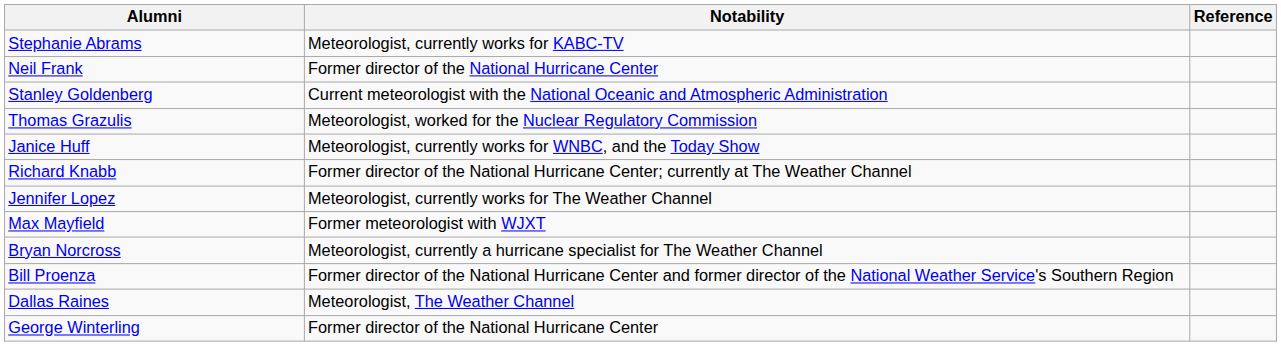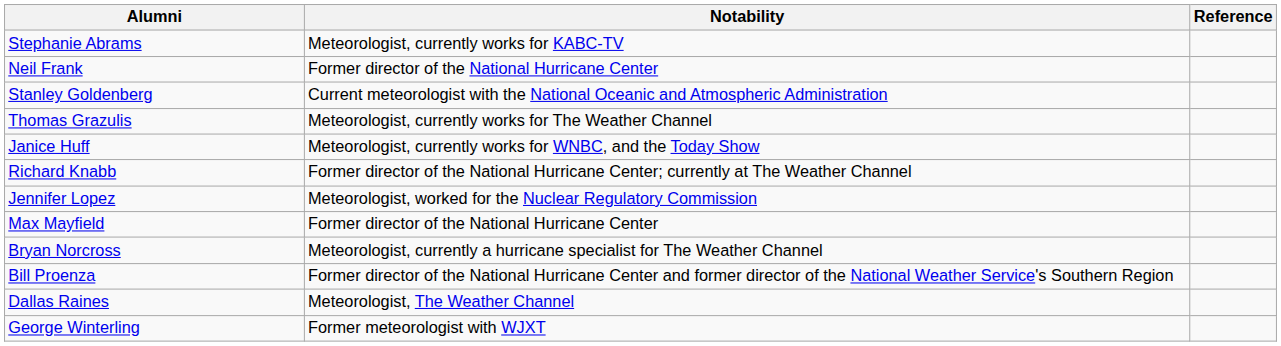(533, 120) Meteorologist, worked for the Nuclear Regulatory Commission -> (510, 120) Meteorologist, currently works for The Weather Channel
(510, 198) Meteorologist, currently works for The Weather Channel -> (533, 198) Meteorologist, worked for the Nuclear Regulatory Commission
(427, 224) Former meteorologist with WJXT -> (483, 224) Former director of the National Hurricane Center
(483, 328) Former director of the National Hurricane Center -> (427, 328) Former meteorologist with WJXT
